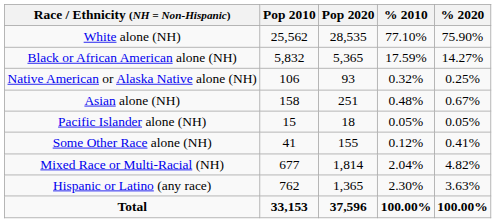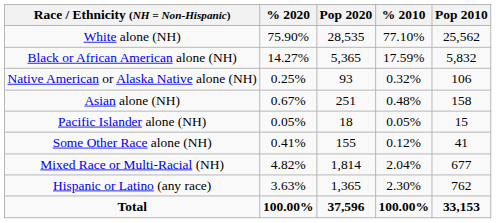columns swapped: (289, 15) <-> (462, 15)
